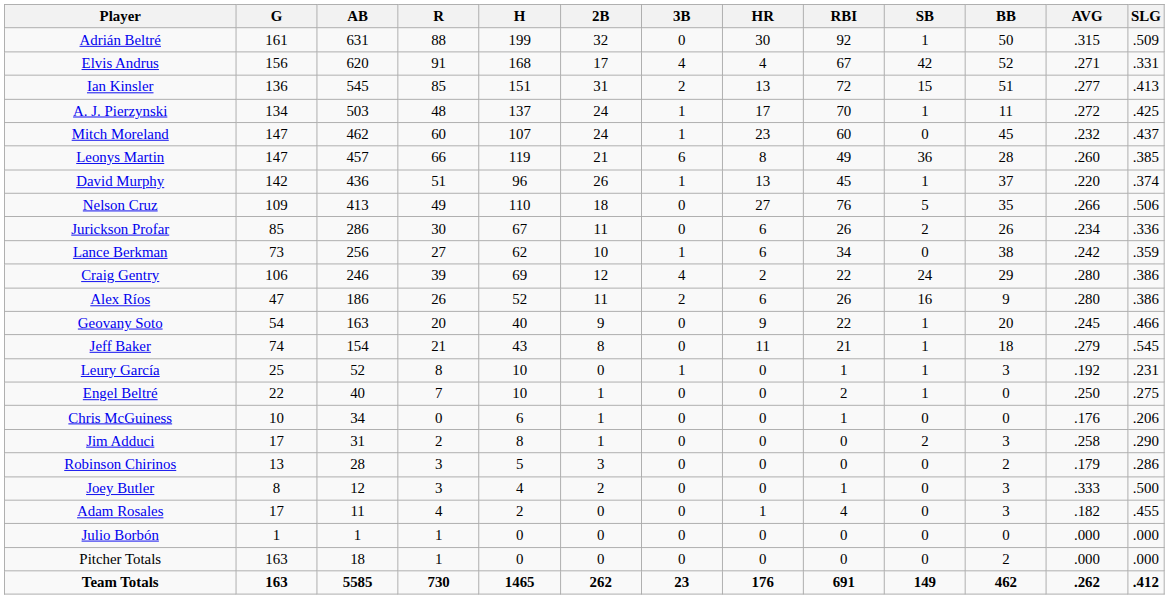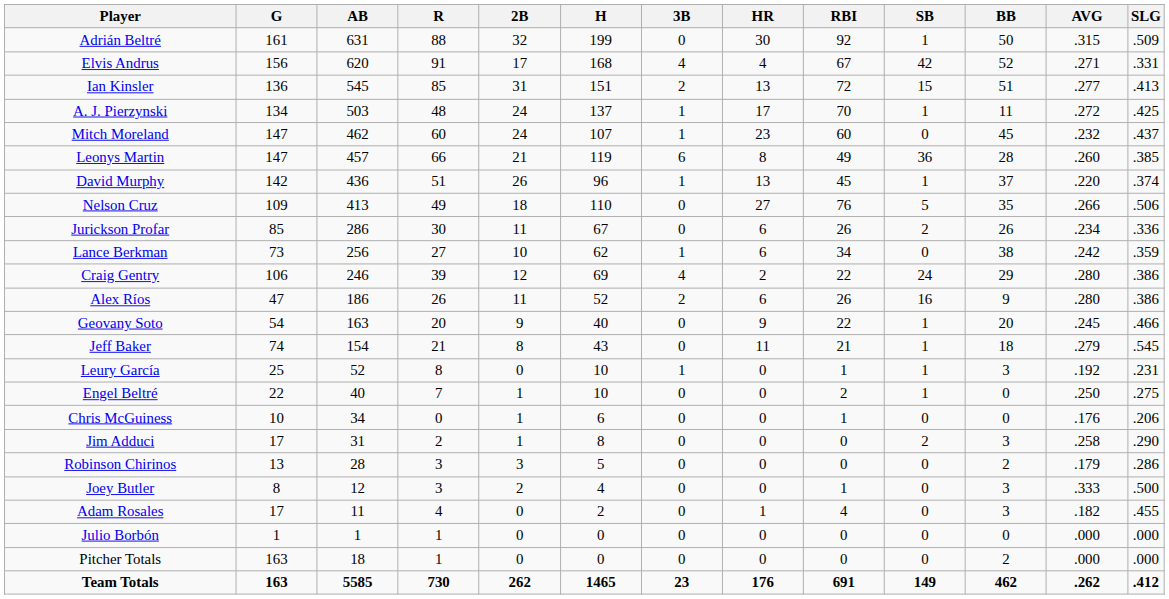columns swapped: (520, 16) <-> (601, 16)
